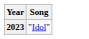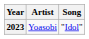+ column: (43, 12)
